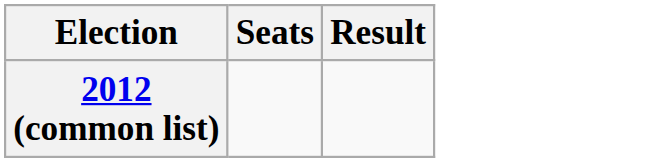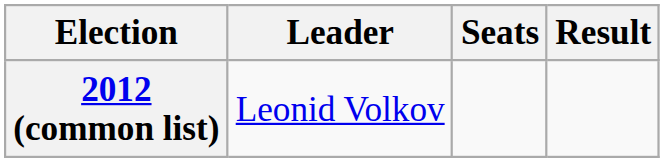+ column: (340, 32)
